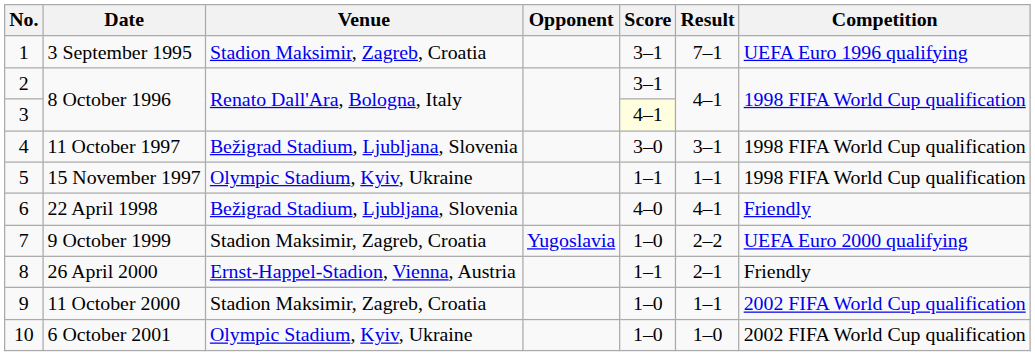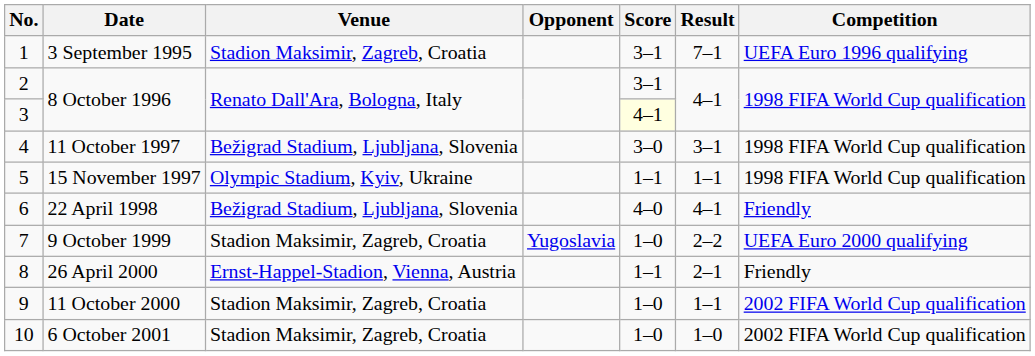(341, 334) Olympic Stadium, Kyiv, Ukraine -> (348, 334) Stadion Maksimir, Zagreb, Croatia
